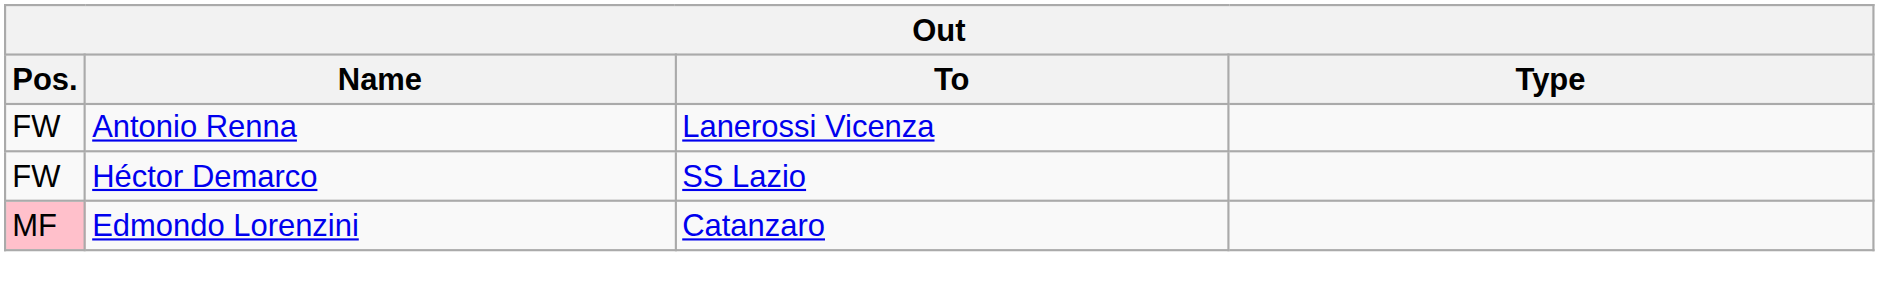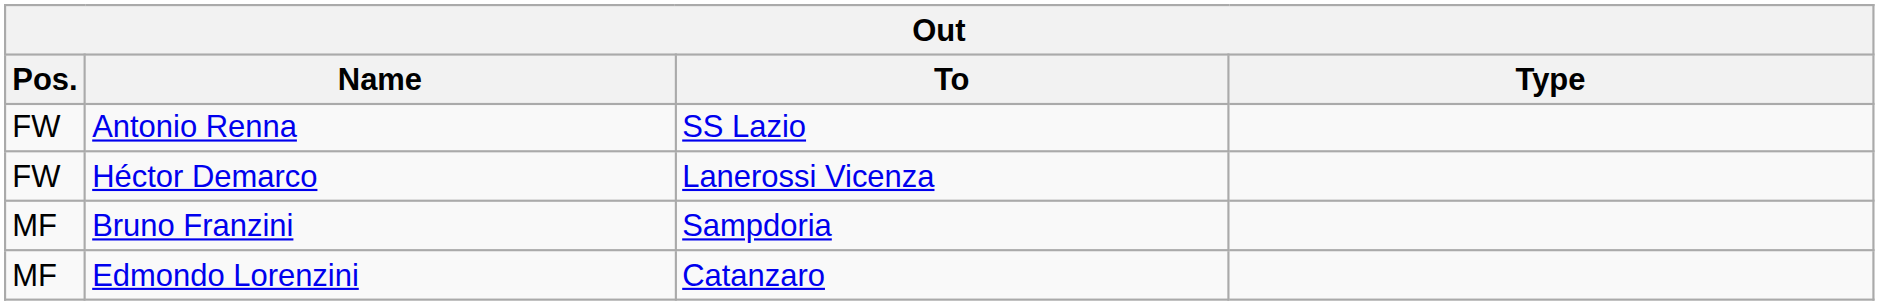(808, 128) Lanerossi Vicenza -> (744, 128) SS Lazio
(744, 177) SS Lazio -> (808, 177) Lanerossi Vicenza
+ row: (193, 226)
(35, 226) pink background -> (35, 274) no background
